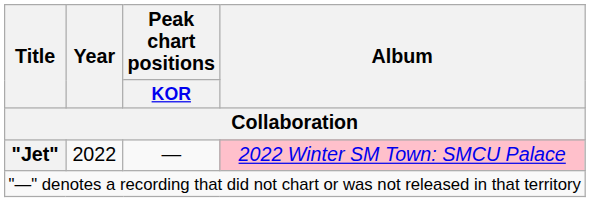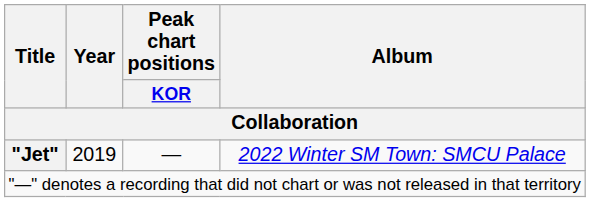(94, 154) 2022 -> (94, 154) 2019
(402, 154) pink background -> (402, 154) no background
